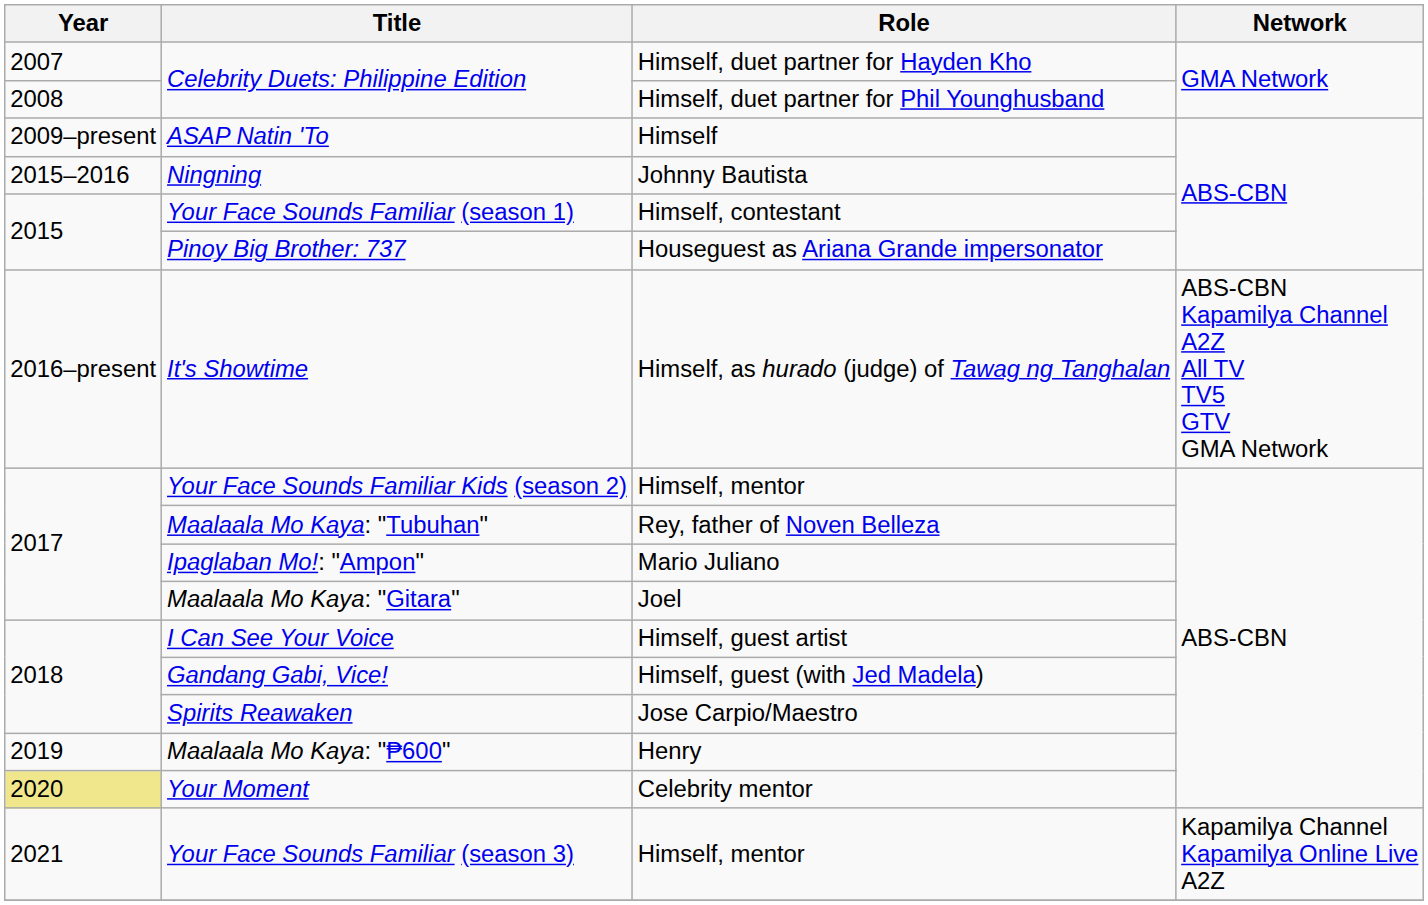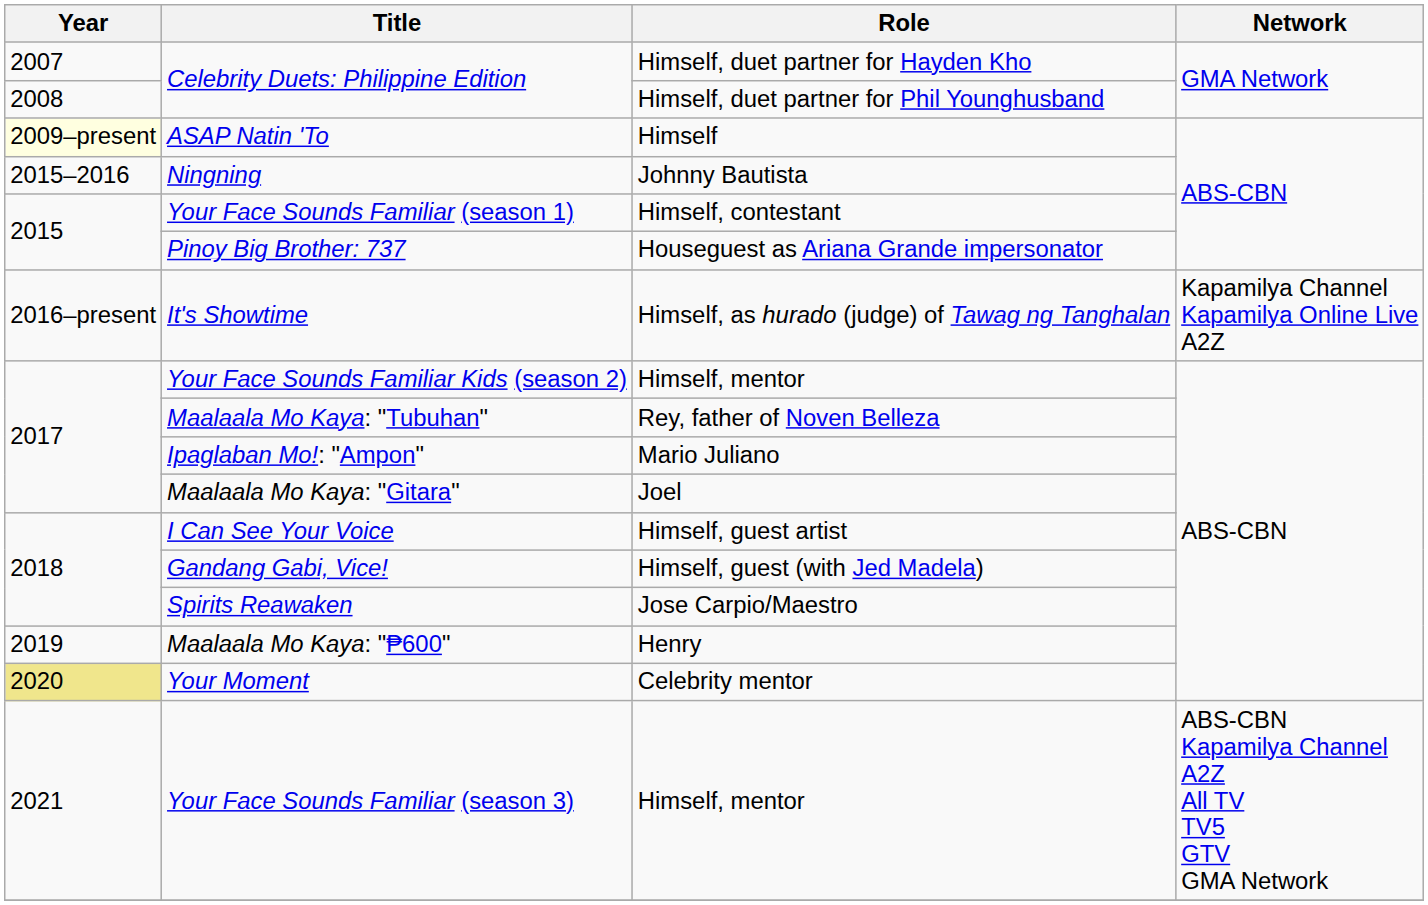(83, 136) no background -> (83, 136) lightyellow background
(1285, 368) ABS-CBN Kapamilya Channel A2Z All TV TV5 GTV GMA Network -> (1300, 314) Kapamilya Channel Kapamilya Online Live A2Z
(1300, 853) Kapamilya Channel Kapamilya Online Live A2Z -> (1285, 800) ABS-CBN Kapamilya Channel A2Z All TV TV5 GTV GMA Network
